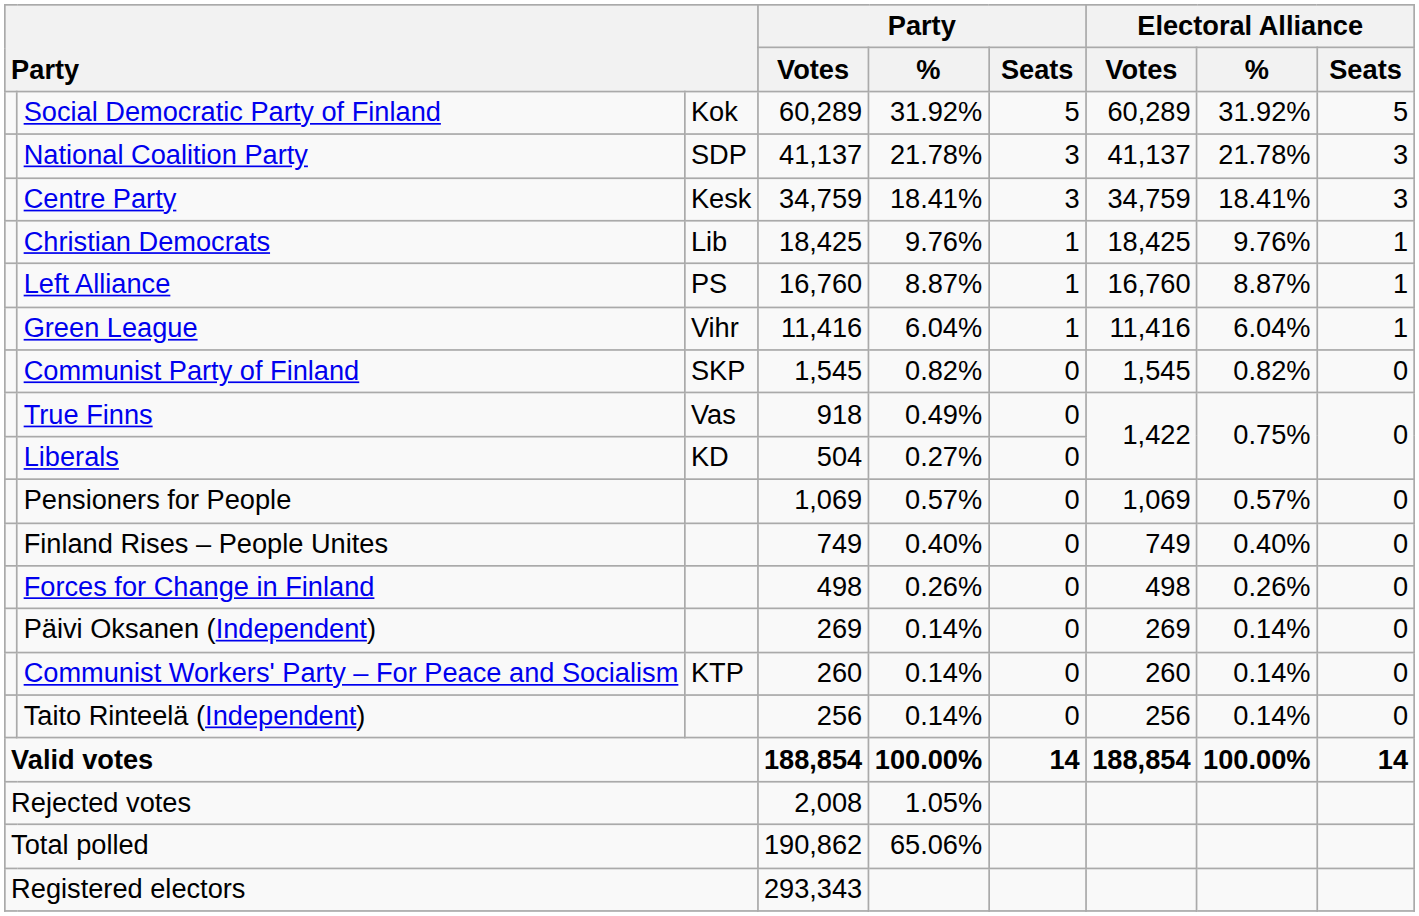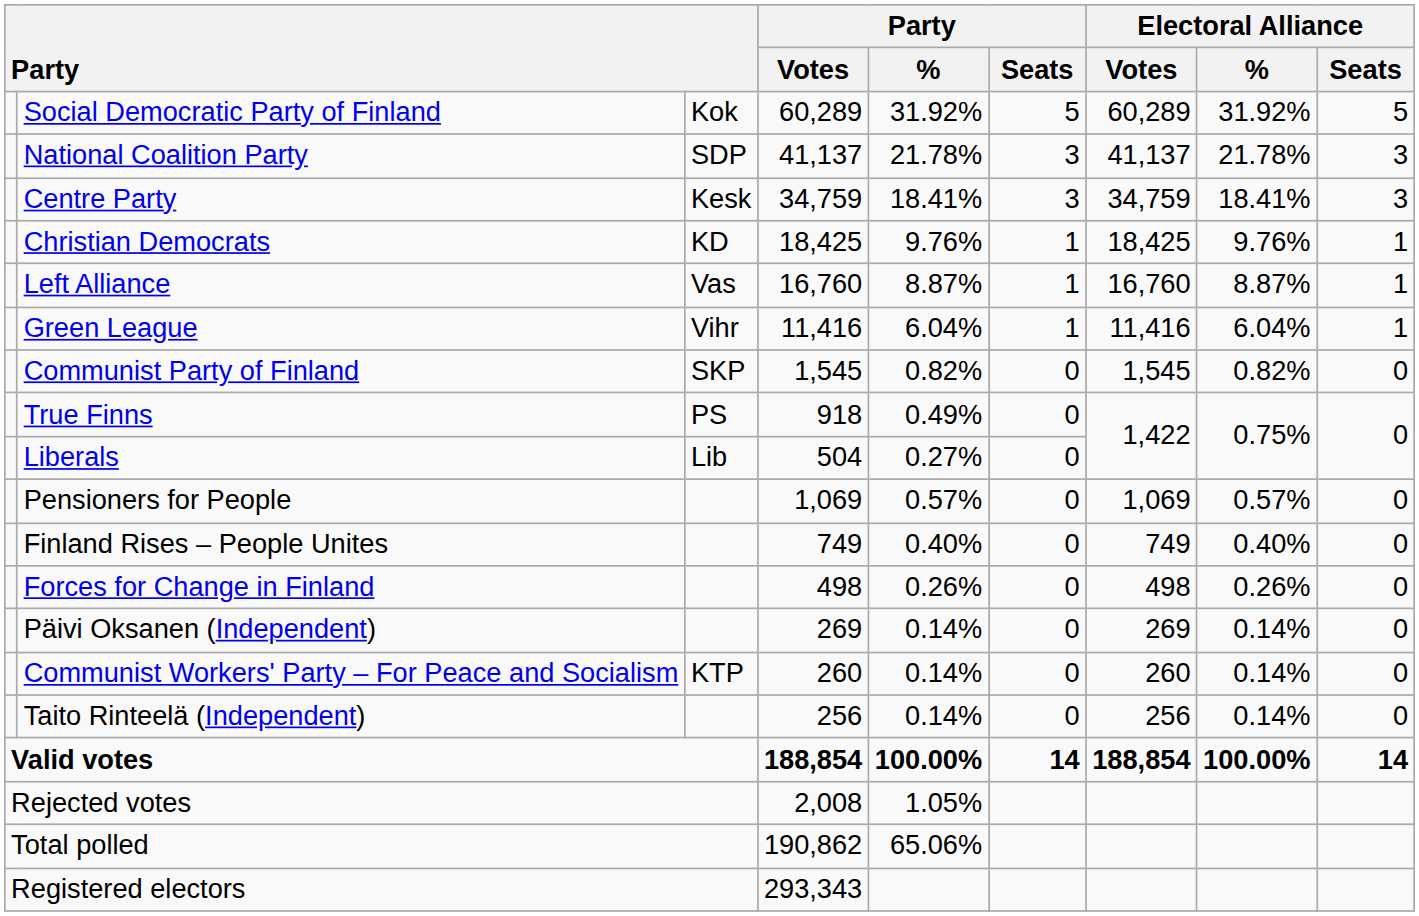(709, 241) Lib -> (710, 241) KD
(709, 284) PS -> (713, 284) Vas
(713, 414) Vas -> (709, 414) PS
(710, 457) KD -> (709, 457) Lib
